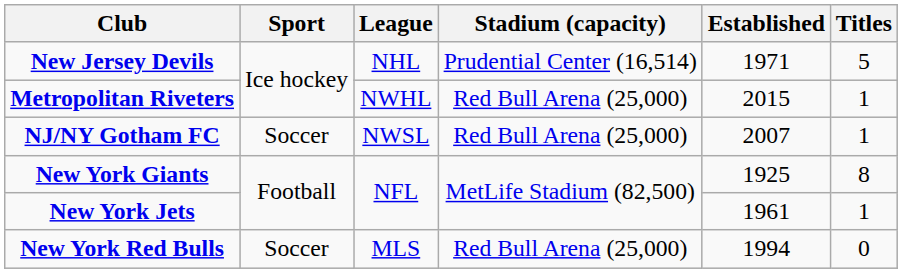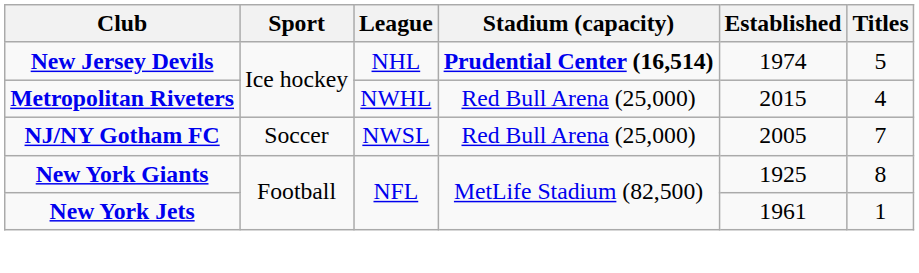(570, 60) normal -> (579, 60) bold
(766, 60) 1971 -> (783, 60) 1974
(864, 98) 1 -> (881, 98) 4
(766, 135) 2007 -> (783, 135) 2005
(864, 135) 1 -> (881, 135) 7
- row: (122, 248)
